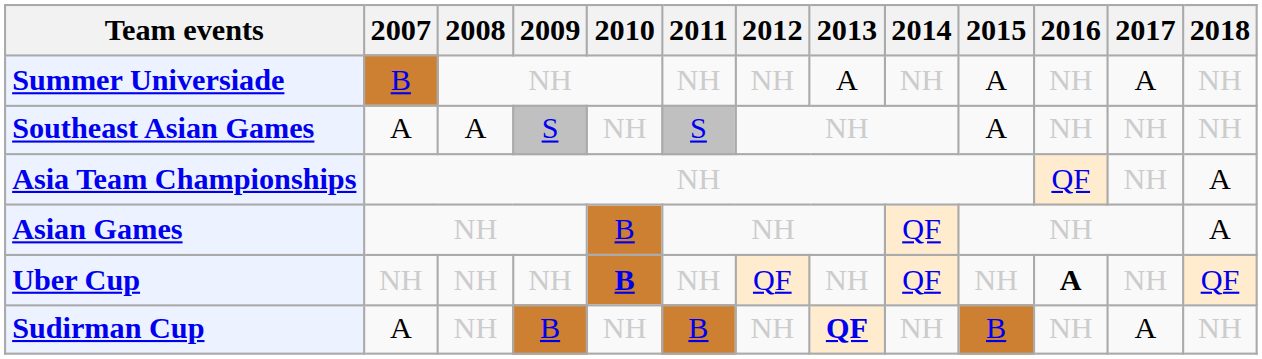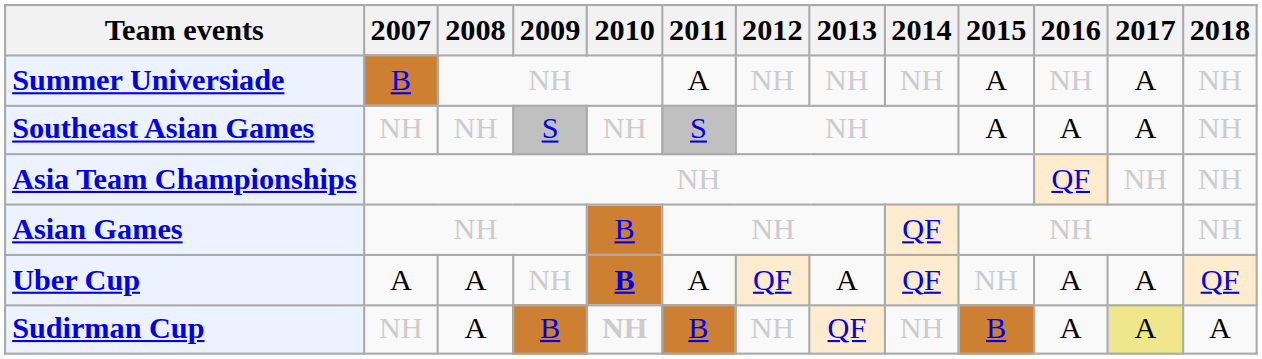(698, 79) NH -> (698, 79) A
(847, 79) A -> (847, 79) NH
(401, 129) A -> (401, 129) NH
(475, 129) A -> (475, 129) NH
(1071, 129) NH -> (1071, 129) A
(1145, 129) NH -> (1145, 129) A
(1220, 179) A -> (1220, 179) NH
(1220, 229) A -> (1220, 229) NH
(401, 279) NH -> (401, 279) A
(475, 279) NH -> (475, 279) A
(698, 279) NH -> (698, 279) A
(847, 279) NH -> (847, 279) A
(1071, 279) bold -> (1071, 279) normal
(1145, 279) NH -> (1145, 279) A
(401, 329) A -> (401, 329) NH
(475, 329) NH -> (475, 329) A
(625, 329) normal -> (625, 329) bold
(847, 329) bold -> (847, 329) normal
(1071, 329) NH -> (1071, 329) A
(1145, 329) no background -> (1145, 329) khaki background
(1220, 329) NH -> (1220, 329) A
